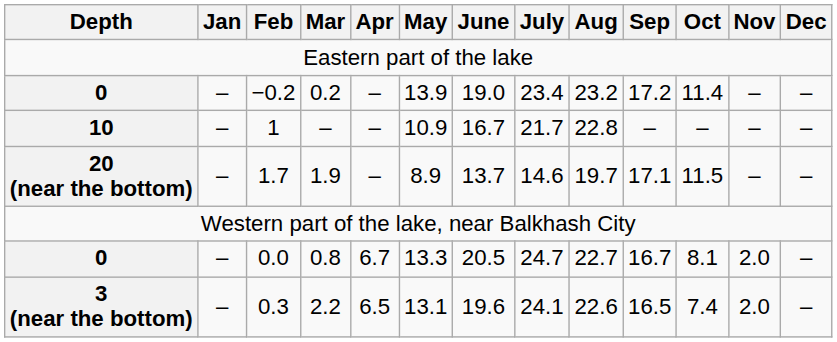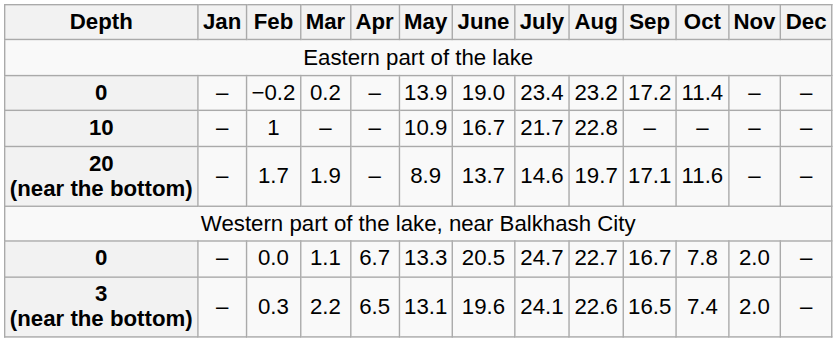(702, 175) 11.5 -> (702, 175) 11.6
(325, 258) 0.8 -> (325, 258) 1.1
(702, 258) 8.1 -> (702, 258) 7.8
